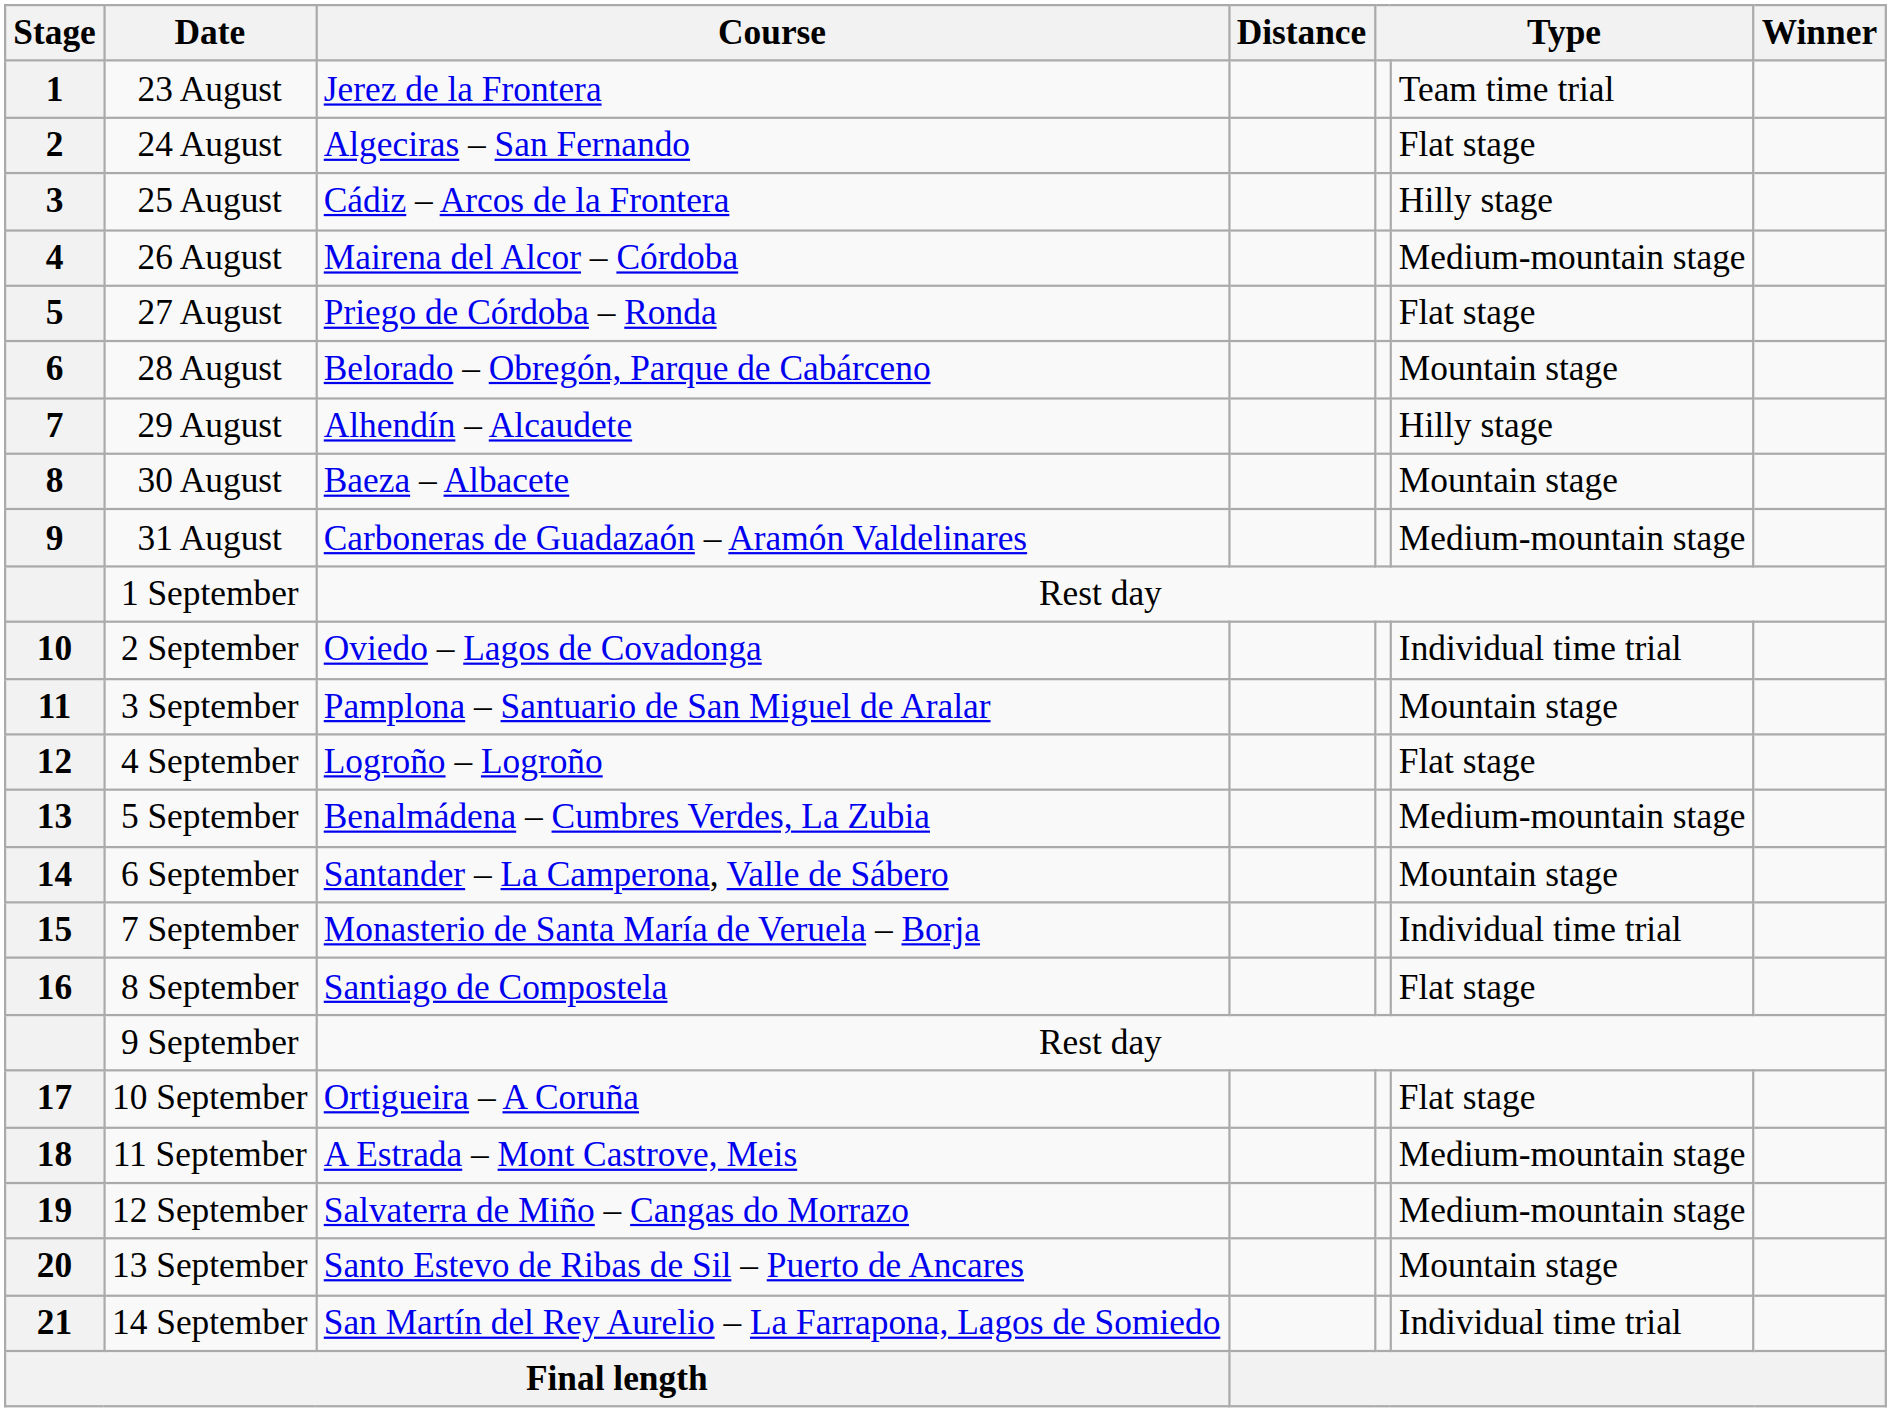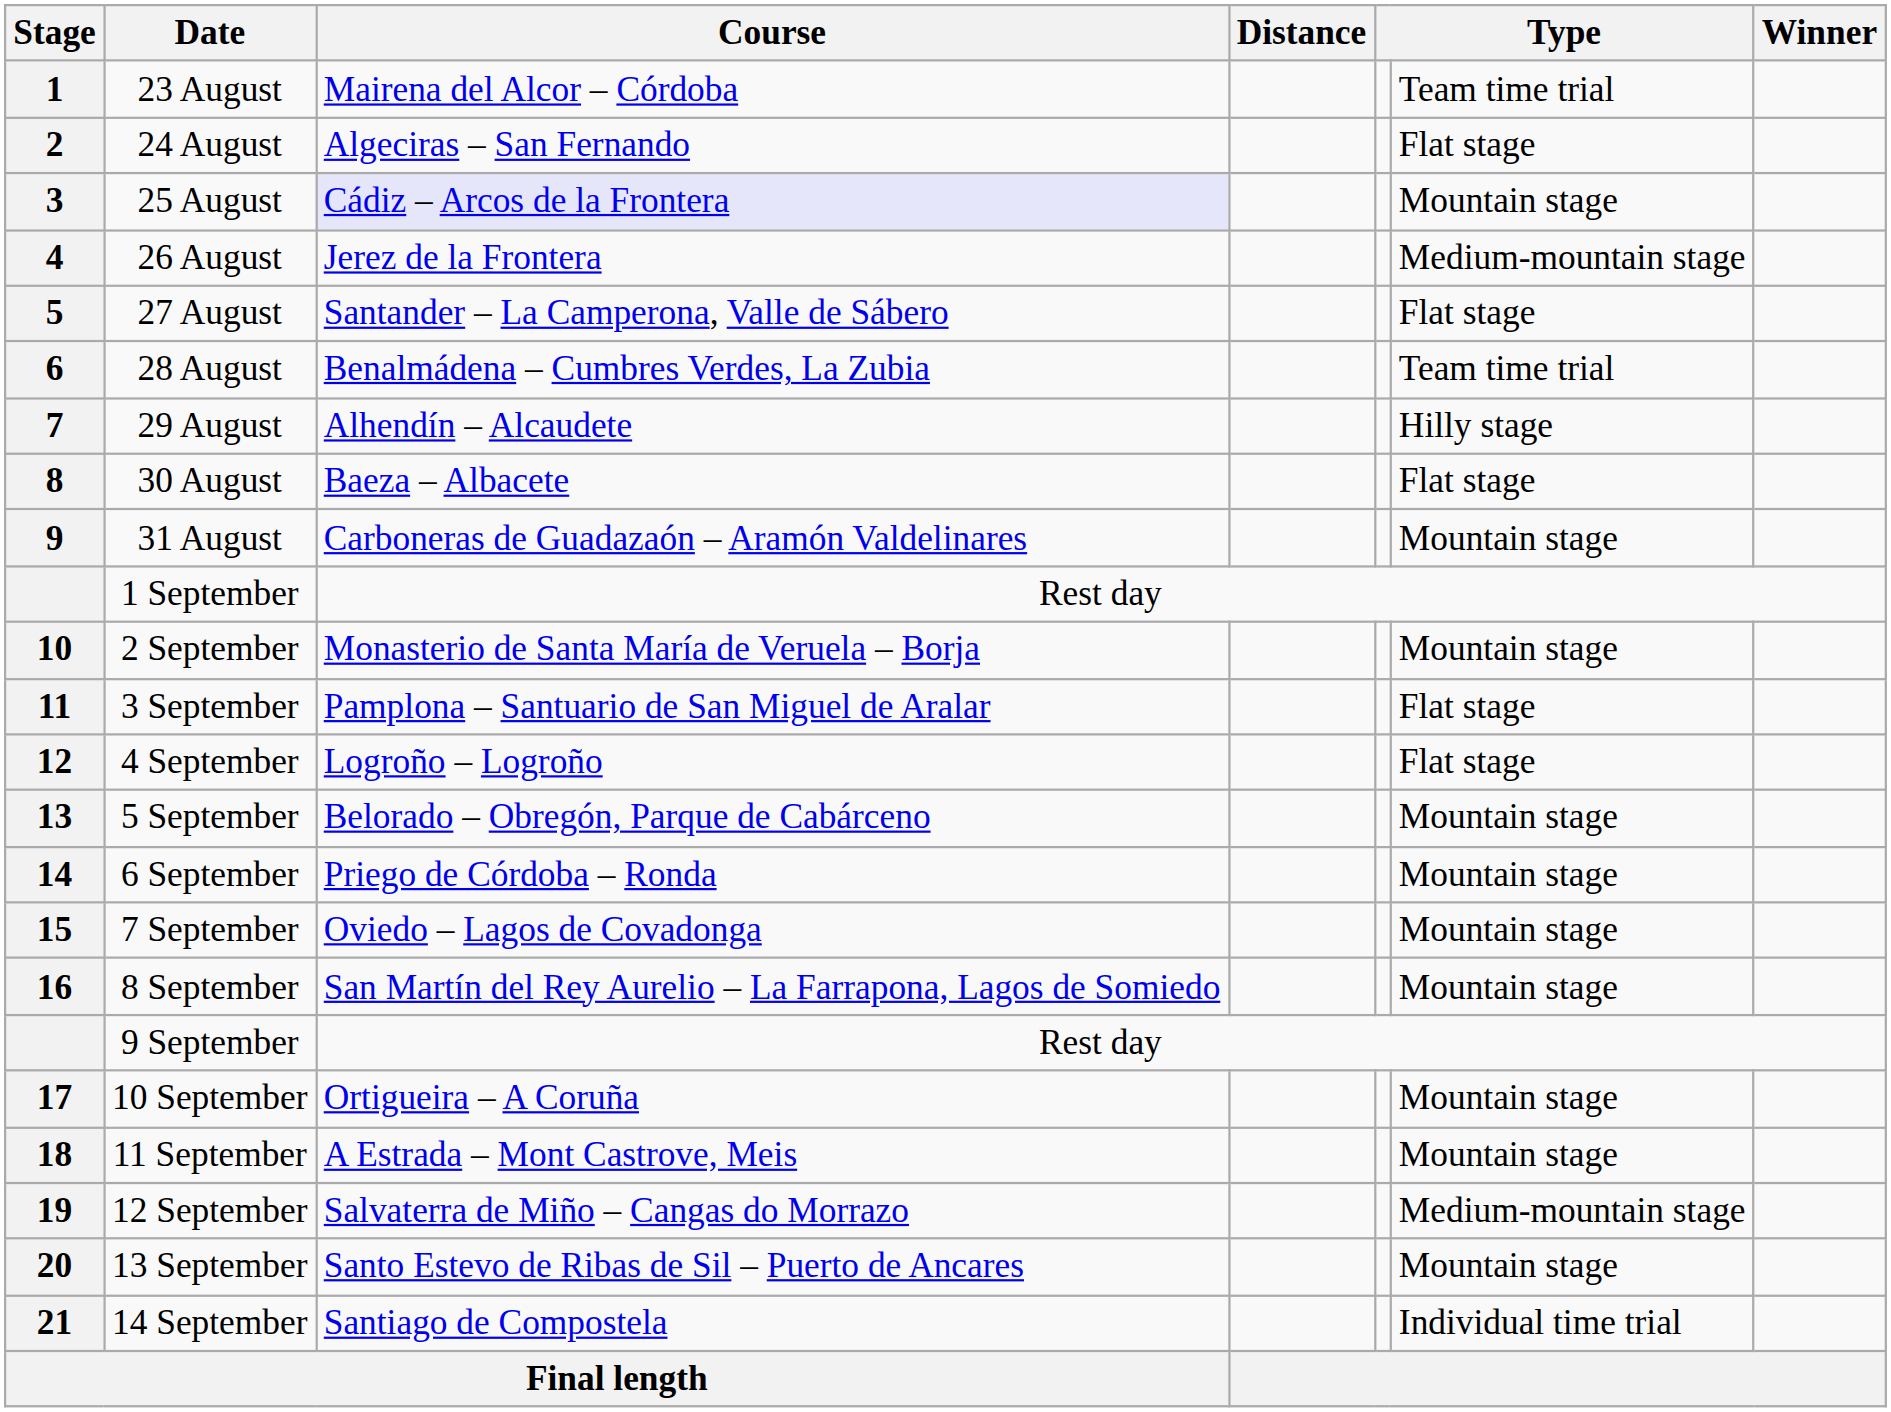(463, 88) Jerez de la Frontera -> (531, 88) Mairena del Alcor – Córdoba
(527, 200) no background -> (527, 200) lavender background
(1476, 200) Hilly stage -> (1508, 200) Mountain stage
(531, 256) Mairena del Alcor – Córdoba -> (463, 256) Jerez de la Frontera
(520, 312) Priego de Córdoba – Ronda -> (636, 312) Santander – La Camperona, Valle de Sábero
(627, 369) Belorado – Obregón, Parque de Cabárceno -> (627, 369) Benalmádena – Cumbres Verdes, La Zubia
(1508, 369) Mountain stage -> (1507, 369) Team time trial
(1508, 481) Mountain stage -> (1467, 481) Flat stage
(1572, 537) Medium-mountain stage -> (1508, 537) Mountain stage
(543, 649) Oviedo – Lagos de Covadonga -> (652, 649) Monasterio de Santa María de Veruela – Borja
(1540, 649) Individual time trial -> (1508, 649) Mountain stage
(1508, 705) Mountain stage -> (1467, 705) Flat stage
(627, 817) Benalmádena – Cumbres Verdes, La Zubia -> (627, 817) Belorado – Obregón, Parque de Cabárceno
(1572, 817) Medium-mountain stage -> (1508, 817) Mountain stage
(636, 873) Santander – La Camperona, Valle de Sábero -> (520, 873) Priego de Córdoba – Ronda
(652, 929) Monasterio de Santa María de Veruela – Borja -> (543, 929) Oviedo – Lagos de Covadonga
(1540, 929) Individual time trial -> (1508, 929) Mountain stage
(496, 985) Santiago de Compostela -> (772, 985) San Martín del Rey Aurelio – La Farrapona, Lagos de Somiedo
(1467, 985) Flat stage -> (1508, 985) Mountain stage
(1467, 1098) Flat stage -> (1508, 1098) Mountain stage
(1572, 1154) Medium-mountain stage -> (1508, 1154) Mountain stage
(772, 1322) San Martín del Rey Aurelio – La Farrapona, Lagos de Somiedo -> (496, 1322) Santiago de Compostela
